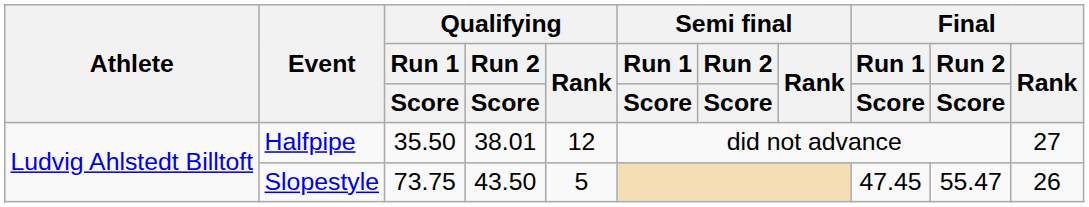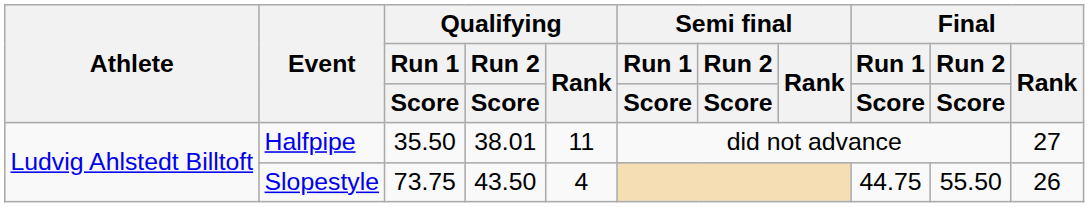(581, 142) 12 -> (581, 142) 11
(581, 181) 5 -> (581, 181) 4
(890, 181) 47.45 -> (890, 181) 44.75
(971, 181) 55.47 -> (971, 181) 55.50
